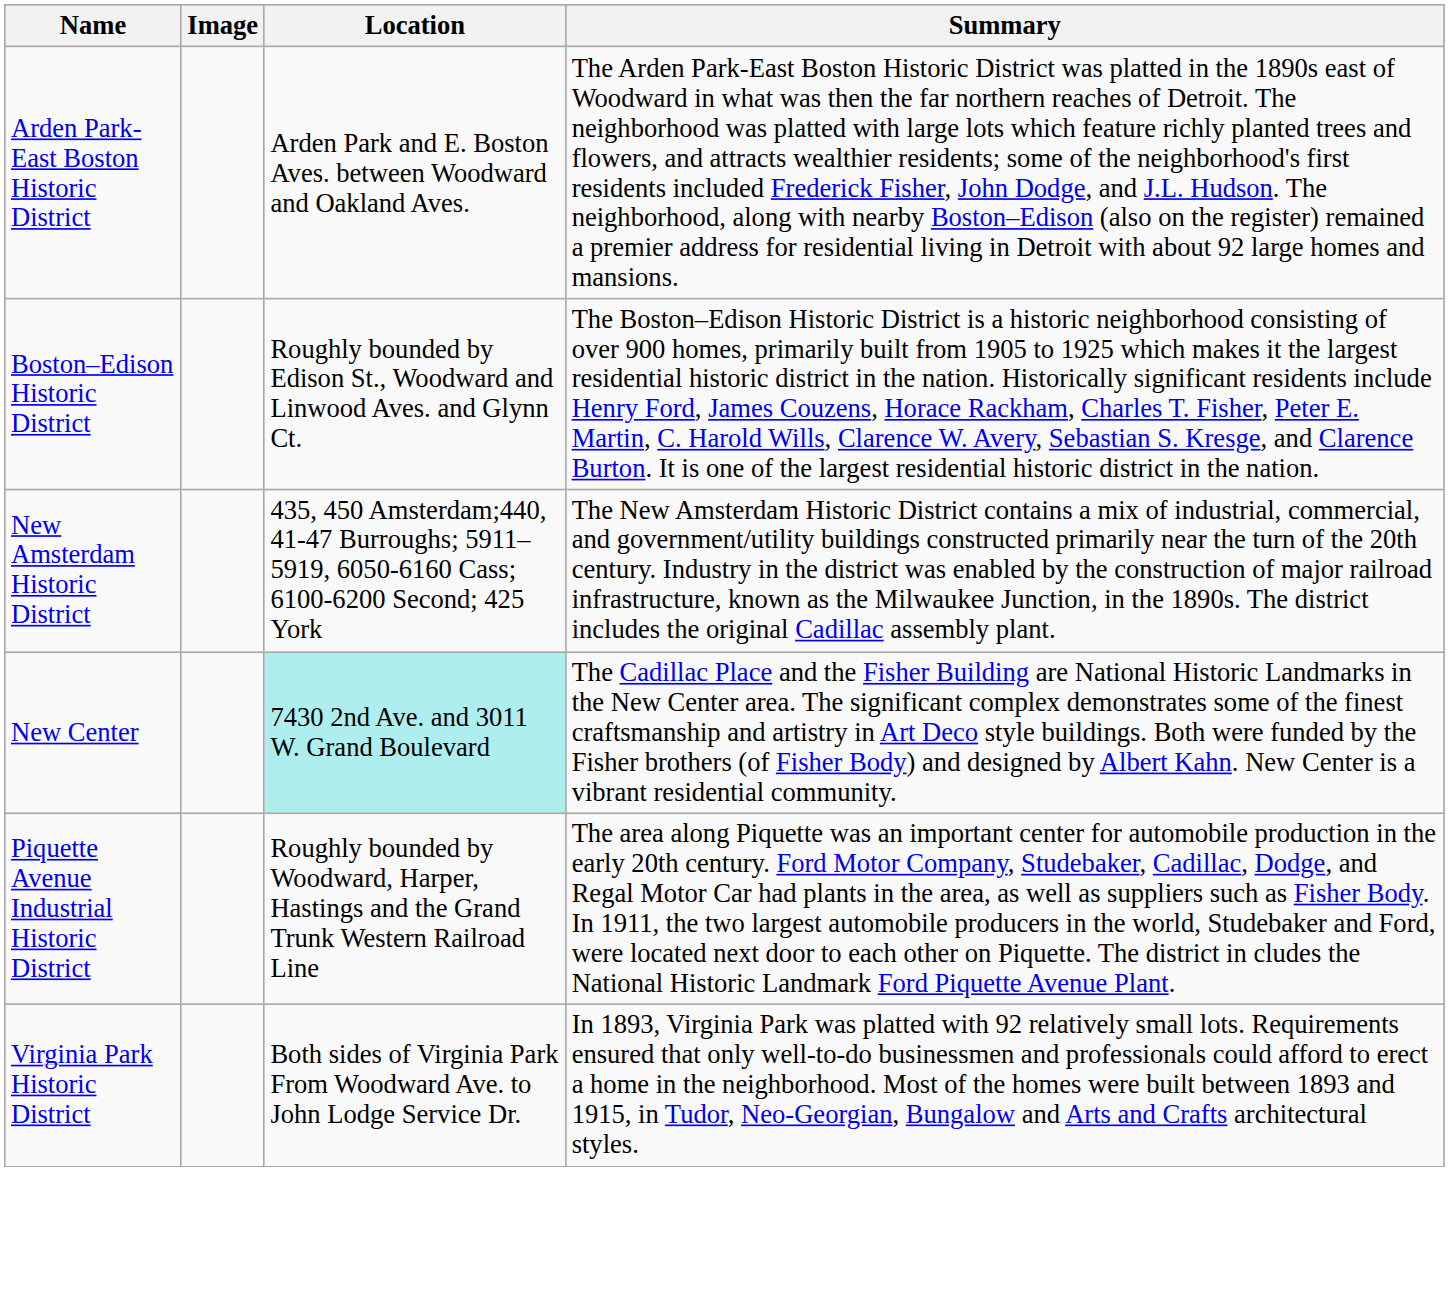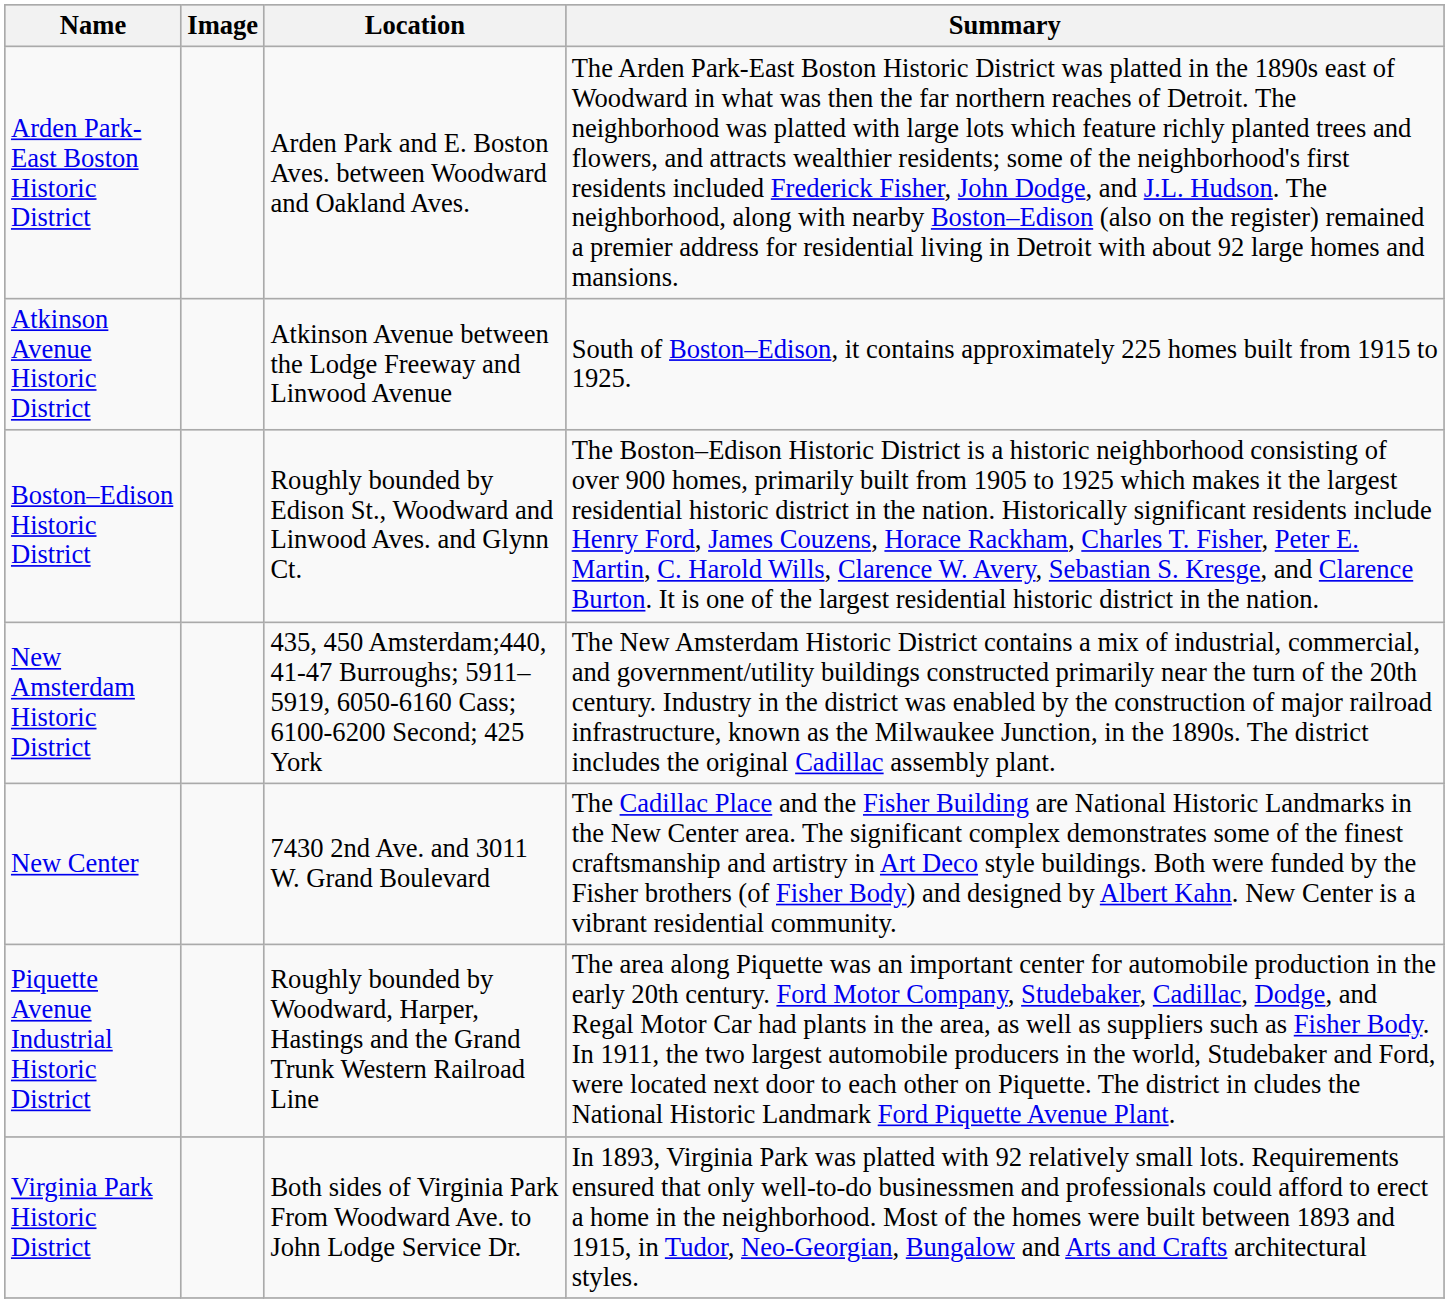+ row: (60, 363)
(399, 731) paleturquoise background -> (399, 863) no background
